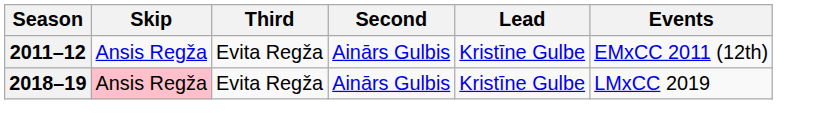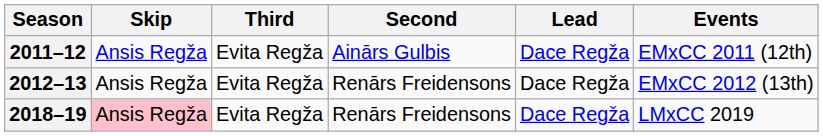(522, 51) Kristīne Gulbe -> (575, 51) Dace Regža
+ row: (48, 83)
(391, 83) Ainārs Gulbis -> (422, 114) Renārs Freidensons
(522, 83) Kristīne Gulbe -> (575, 114) Dace Regža
